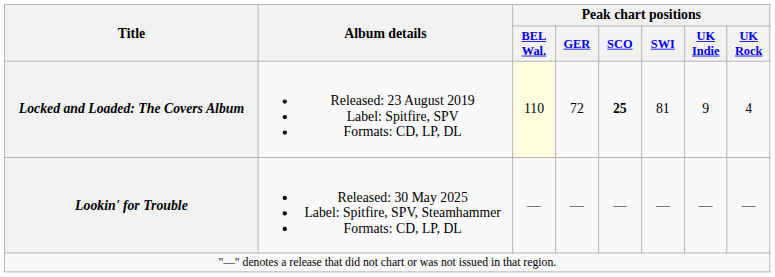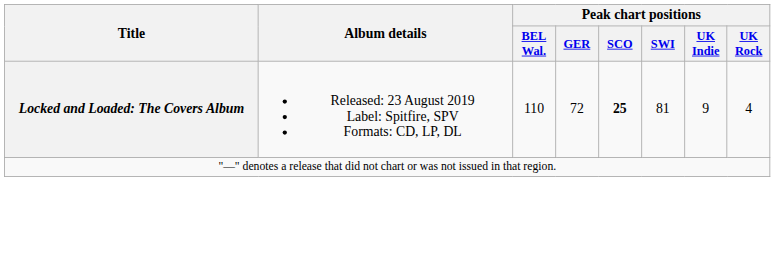(534, 109) lightyellow background -> (534, 109) no background
- row: (131, 205)
